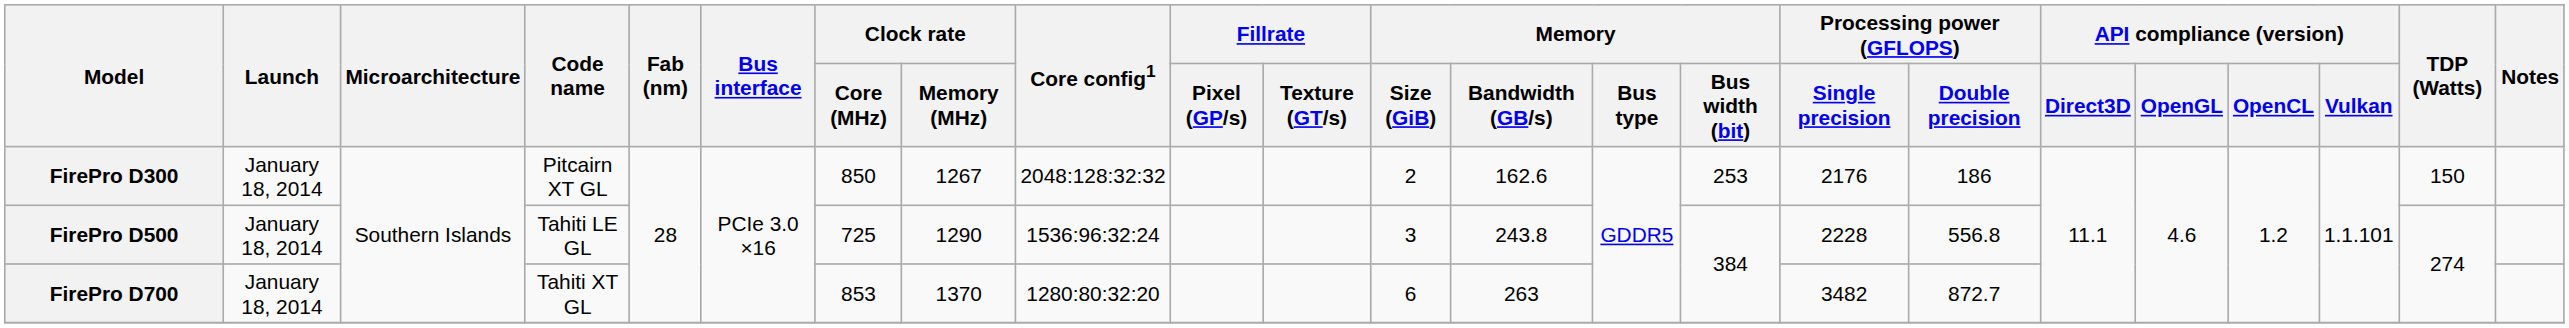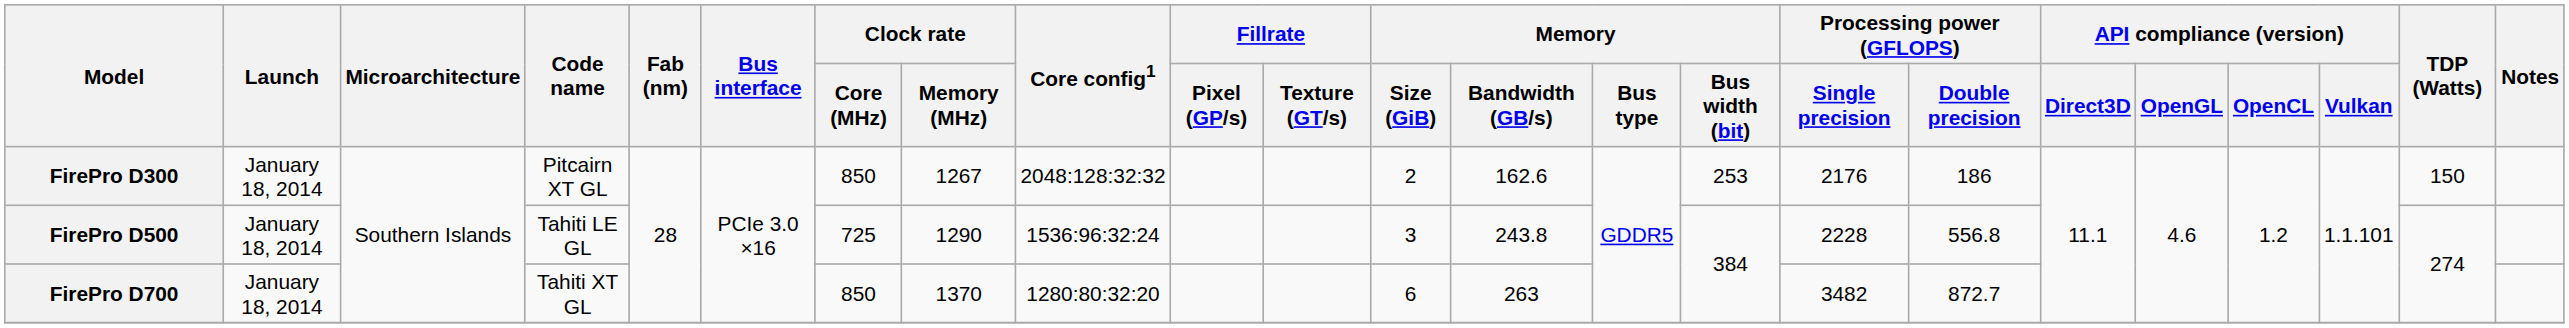(859, 294) 853 -> (859, 294) 850
